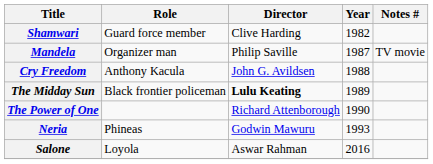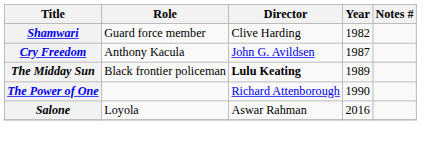- row: (53, 52)
(358, 71) 1988 -> (358, 52) 1987
- row: (53, 129)
